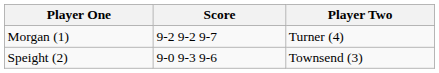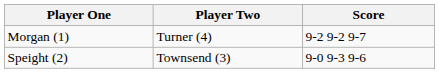columns swapped: (360, 15) <-> (220, 15)
